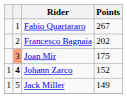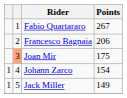(103, 41) 202 -> (103, 41) 206
(17, 70) bold -> (17, 70) normal
(103, 70) 152 -> (103, 70) 154
